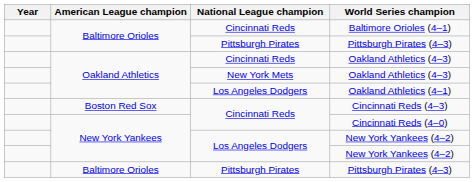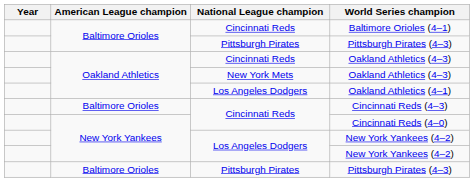(121, 106) Boston Red Sox -> (121, 106) Baltimore Orioles
